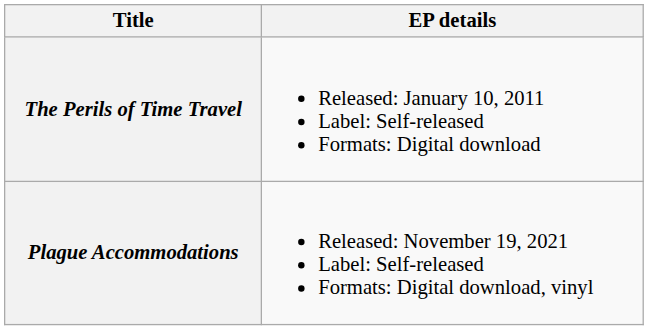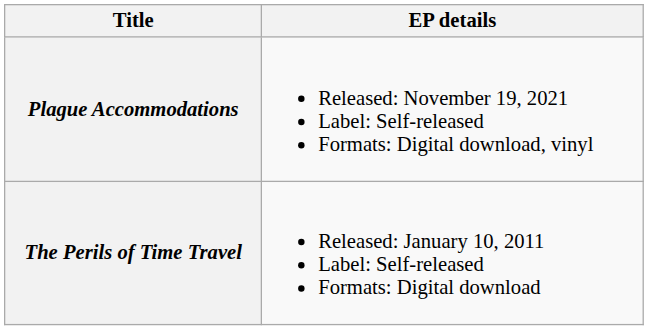rows swapped: (133, 109) <-> (133, 252)
